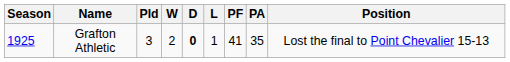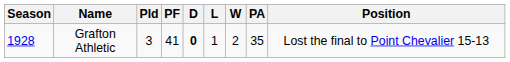columns swapped: (172, 14) <-> (235, 14)
(21, 40) 1925 -> (21, 40) 1928
